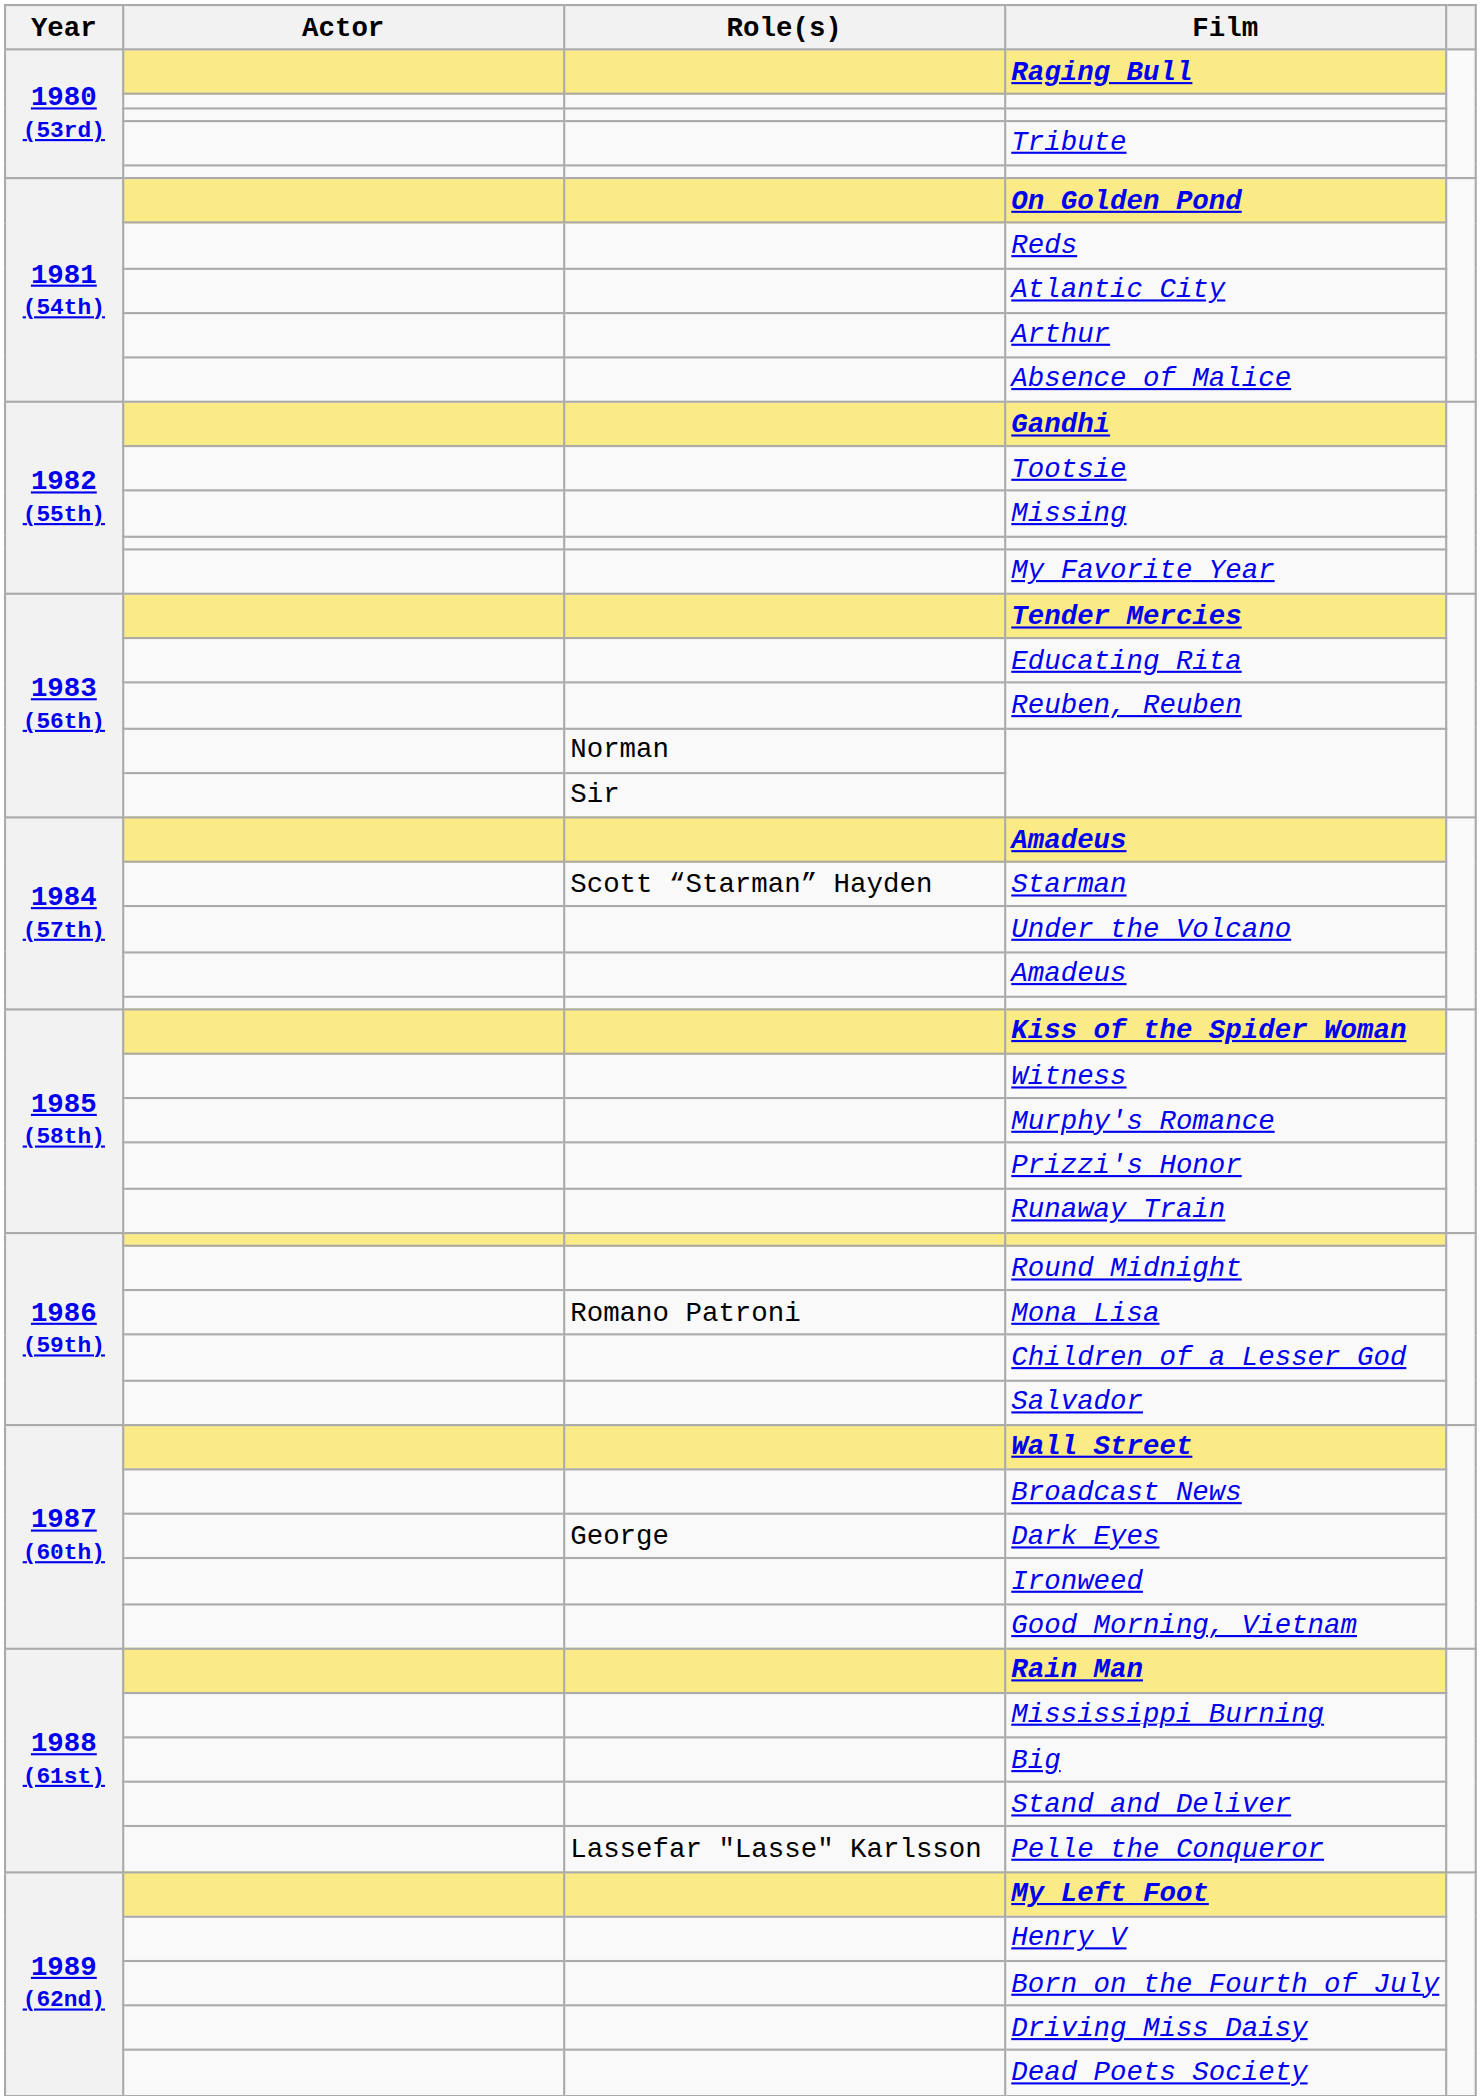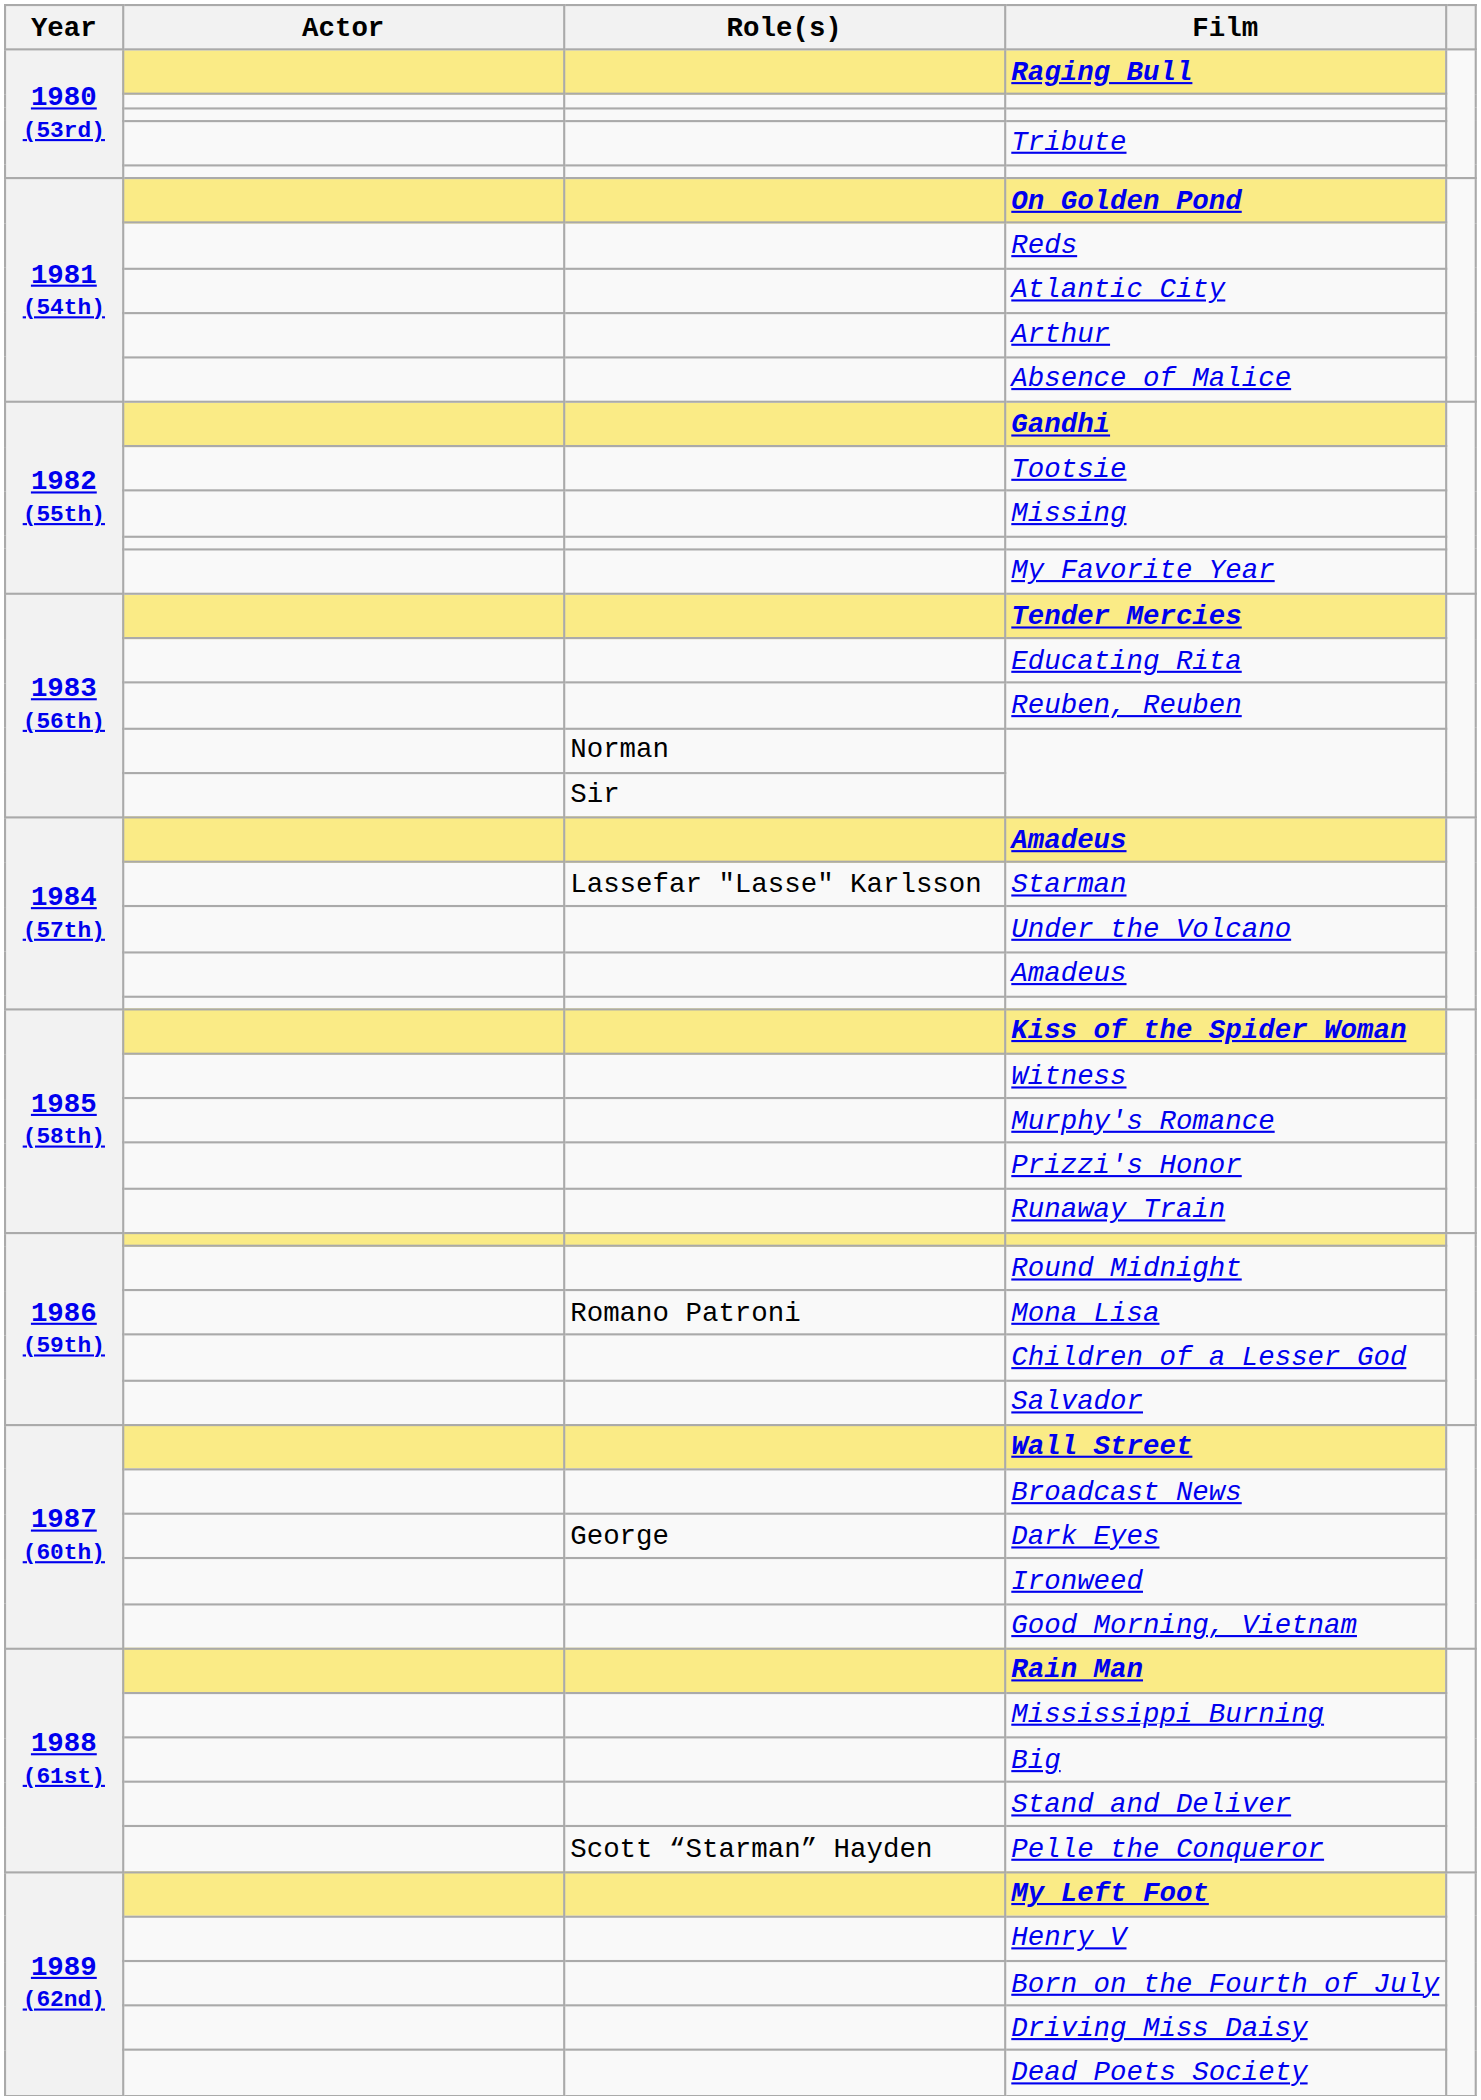(751, 884) Scott “Starman” Hayden -> (776, 884) Lassefar "Lasse" Karlsson
(776, 1849) Lassefar "Lasse" Karlsson -> (751, 1849) Scott “Starman” Hayden
